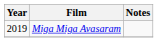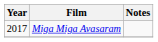(17, 28) 2019 -> (17, 28) 2017
